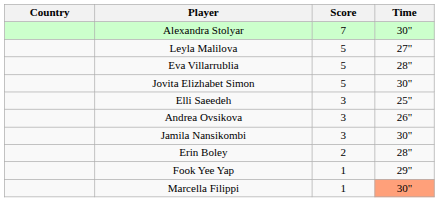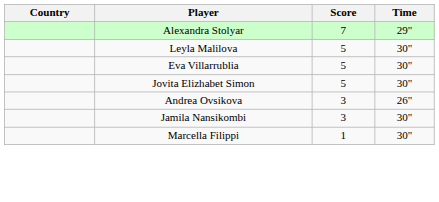(405, 30) 30" -> (405, 30) 29"
(405, 48) 27" -> (405, 48) 30"
(405, 65) 28" -> (405, 65) 30"
- row: (203, 100)
- row: (203, 153)
- row: (203, 170)
(405, 188) lightsalmon background -> (405, 135) no background
